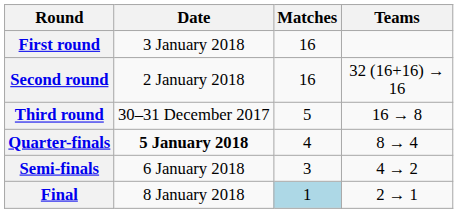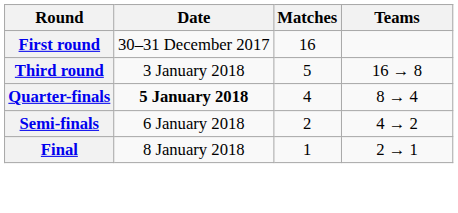(194, 44) 3 January 2018 -> (194, 44) 30–31 December 2017
- row: (59, 79)
(194, 115) 30–31 December 2017 -> (194, 70) 3 January 2018
(307, 168) 3 -> (307, 123) 2
(307, 194) lightblue background -> (307, 149) no background
